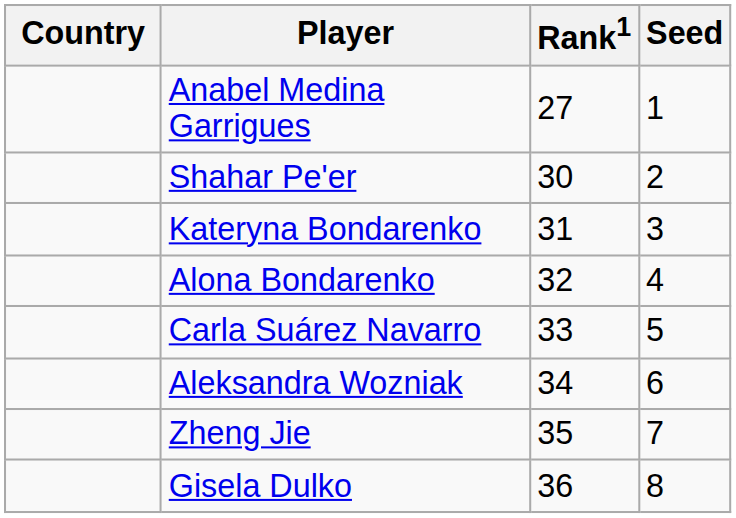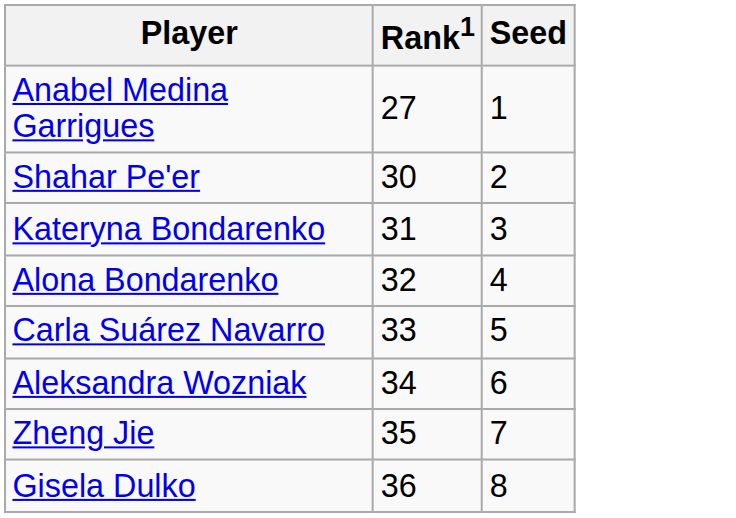- column: (83, 34)
